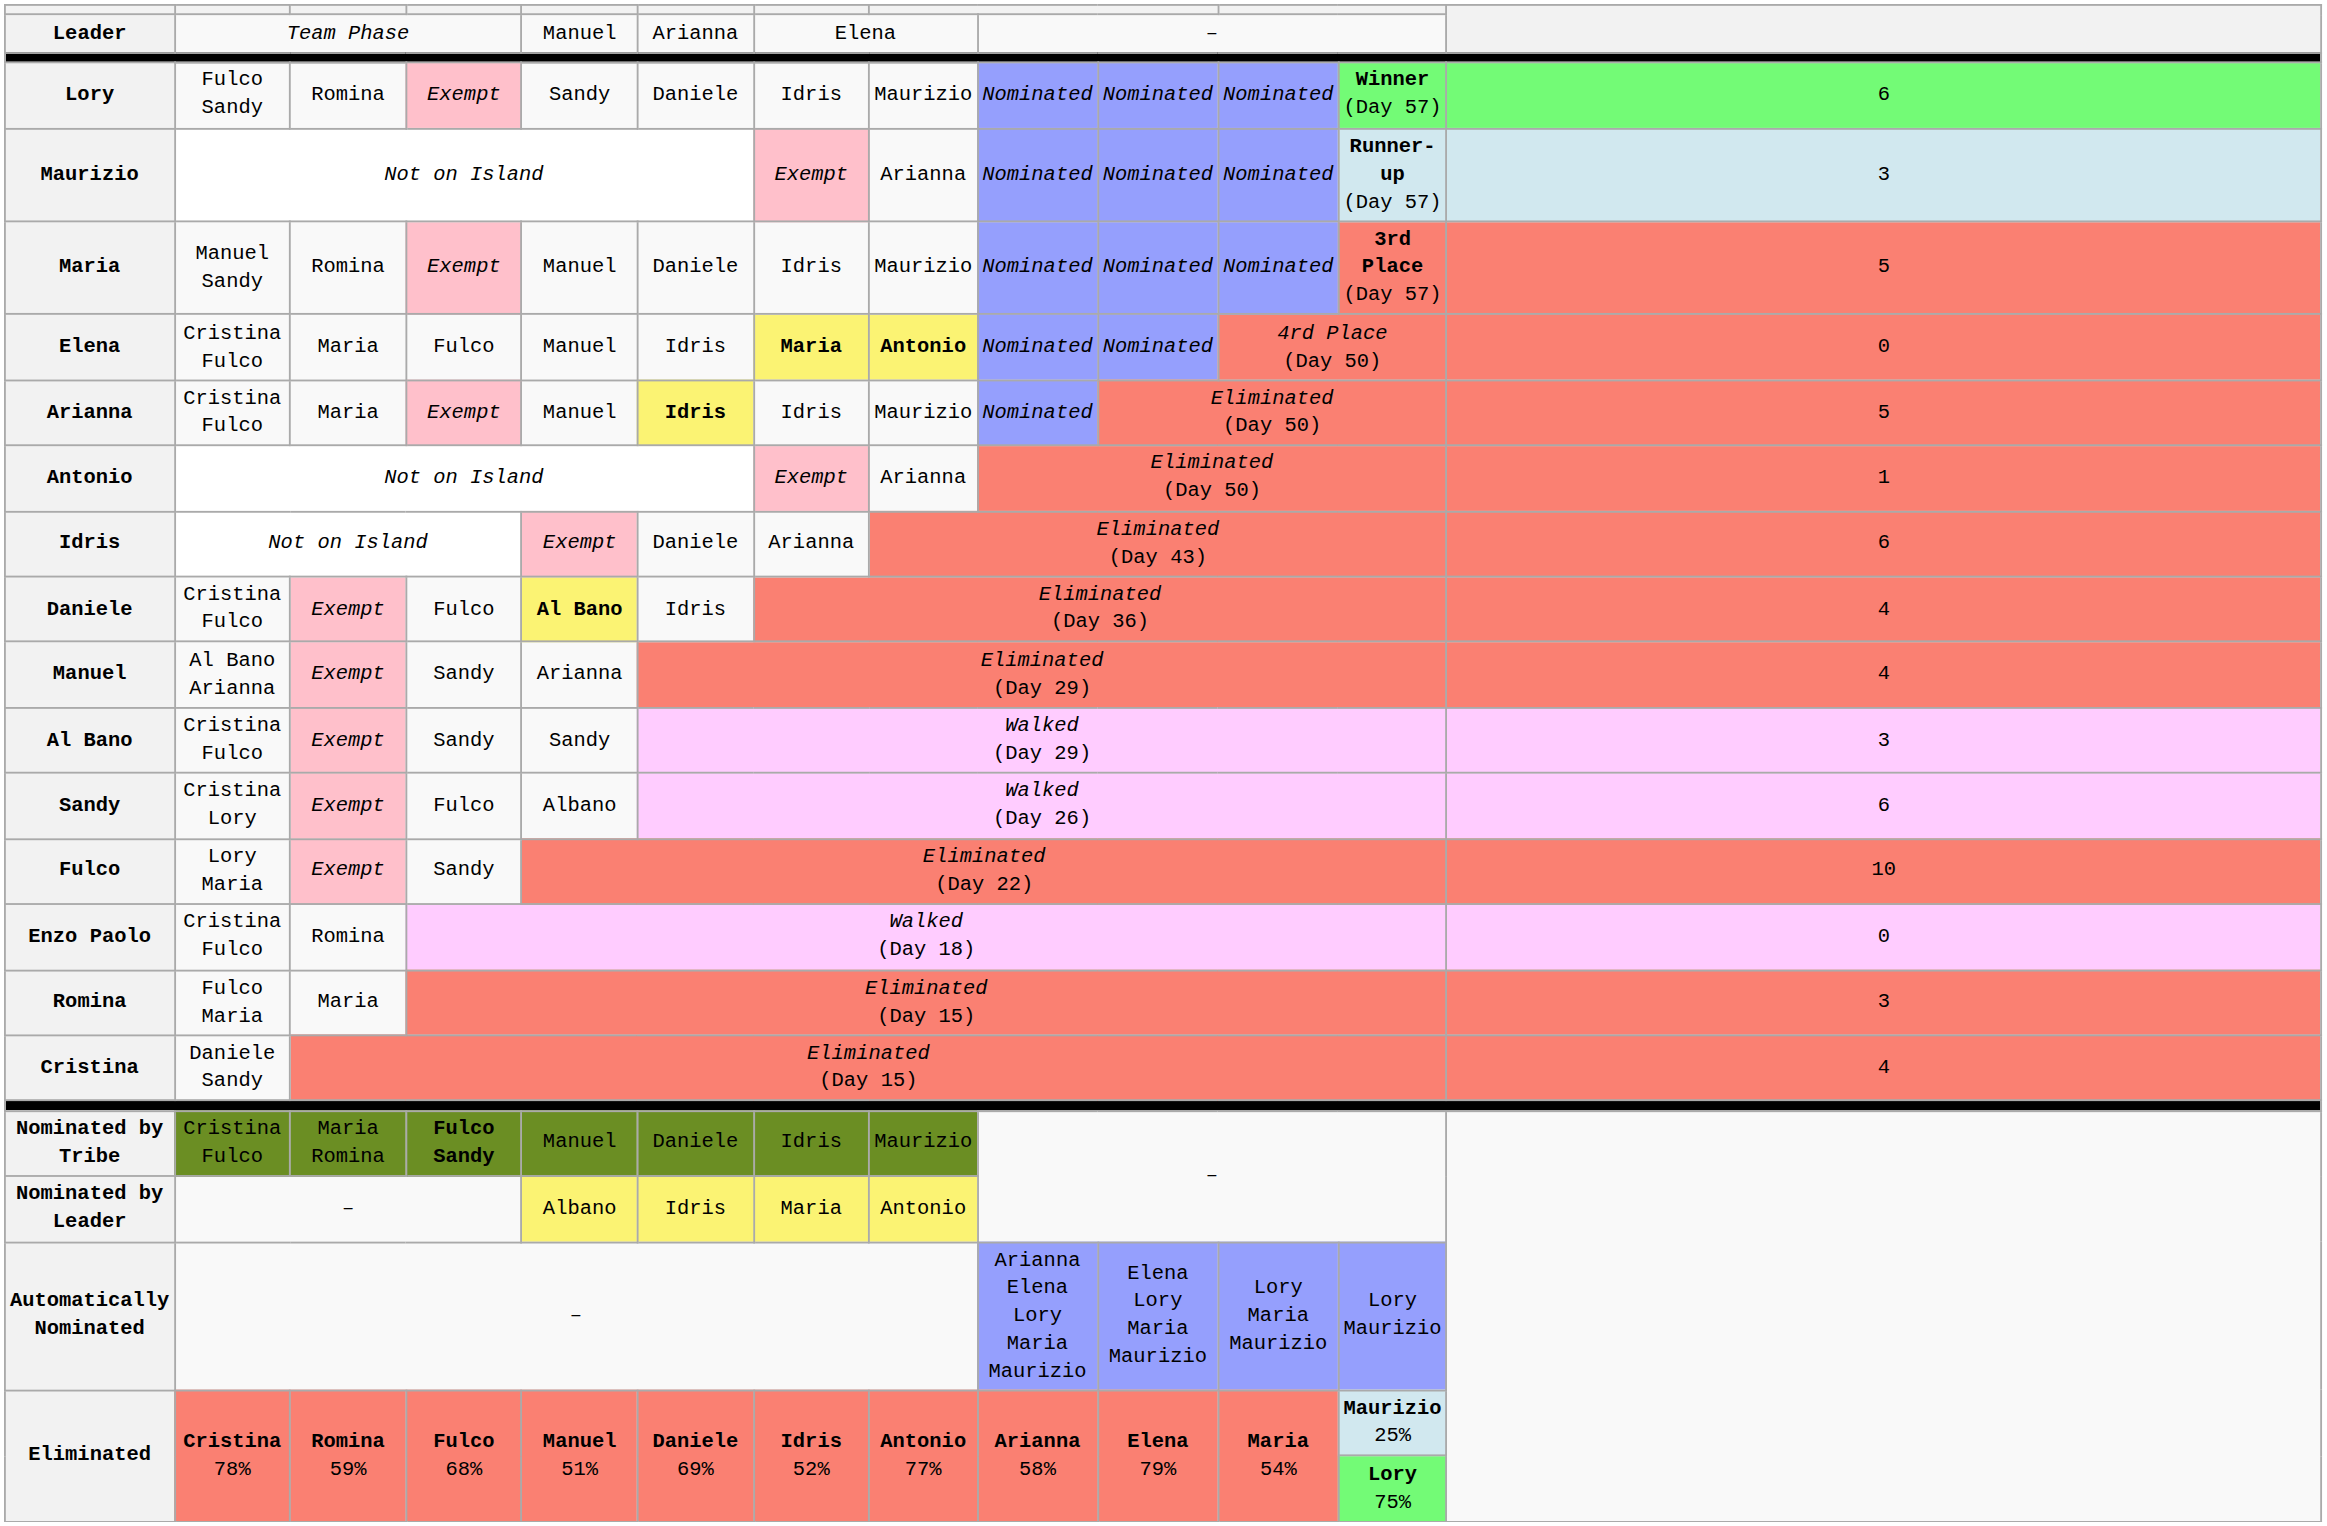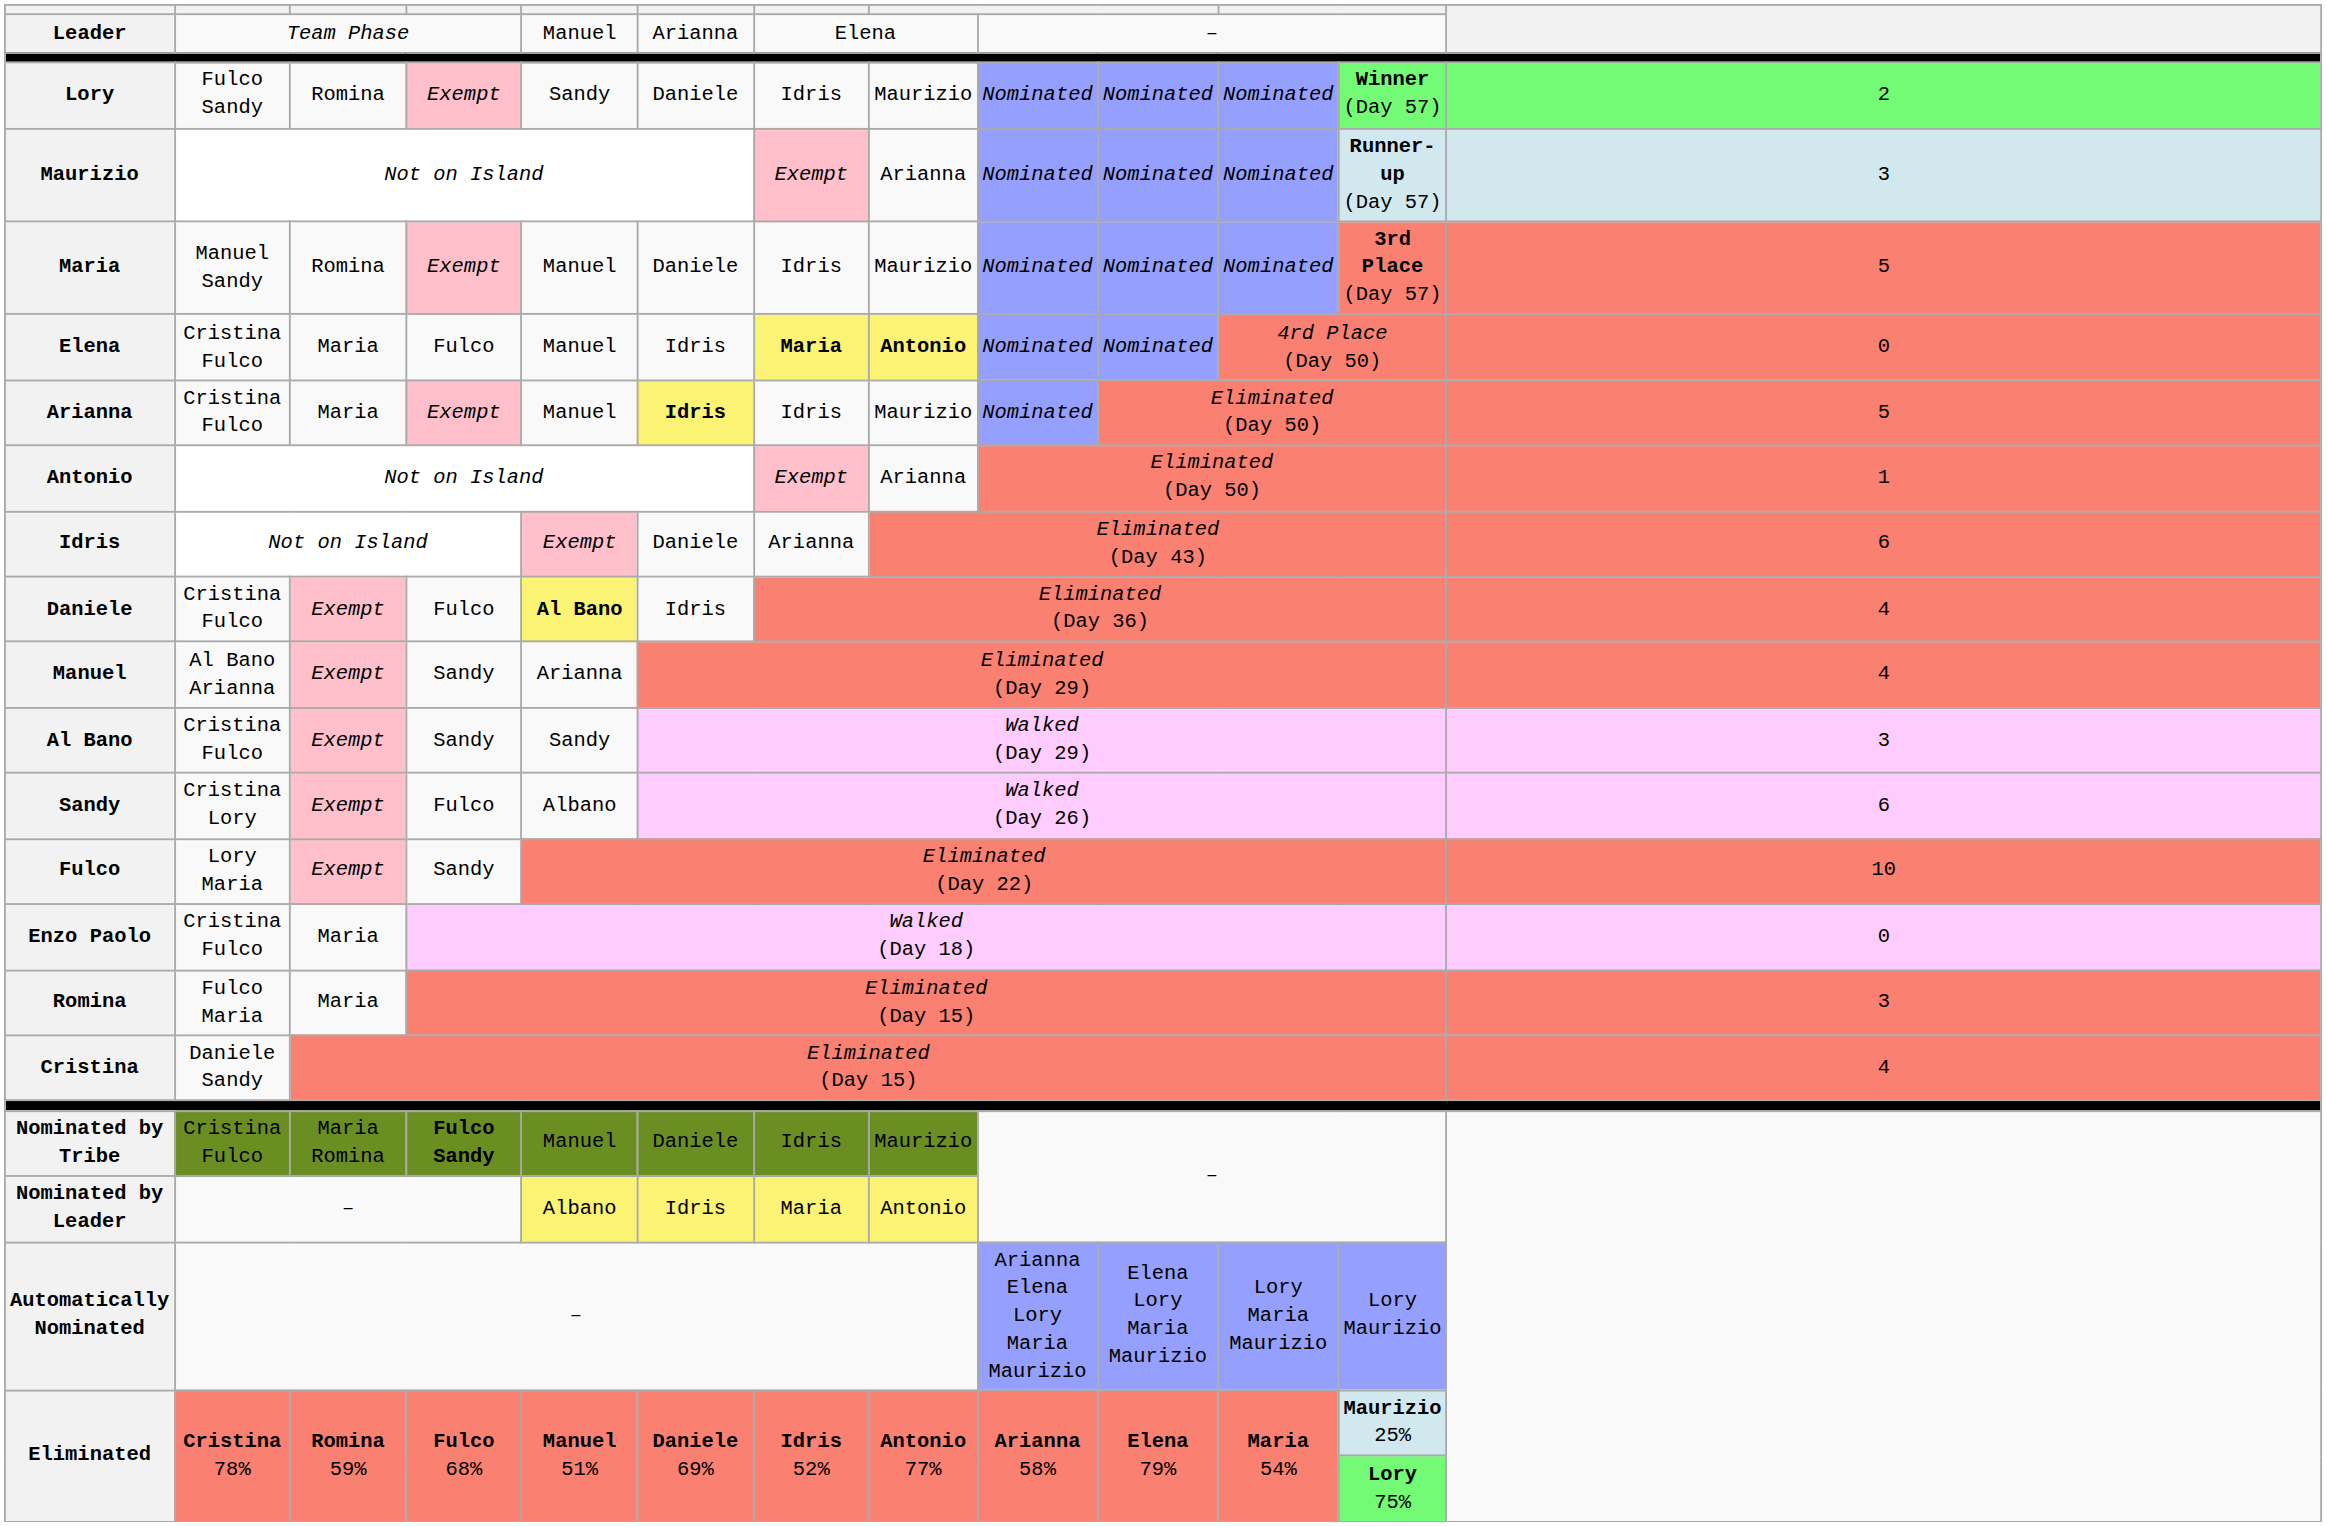(1884, 95) 6 -> (1884, 95) 2
(348, 936) Romina -> (348, 936) Maria
